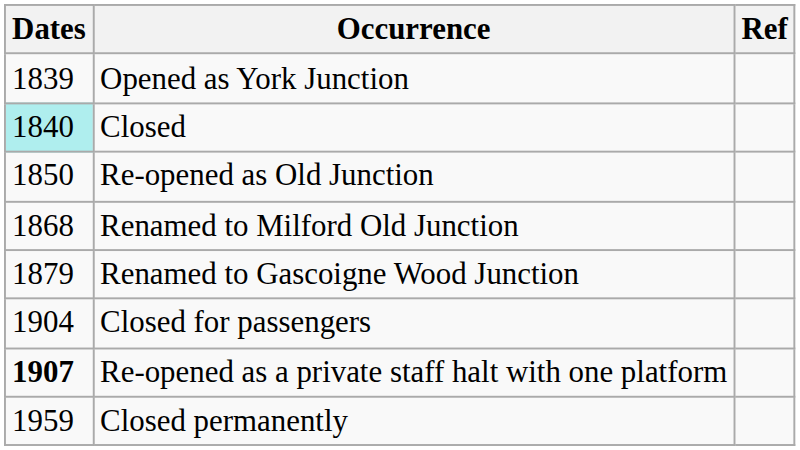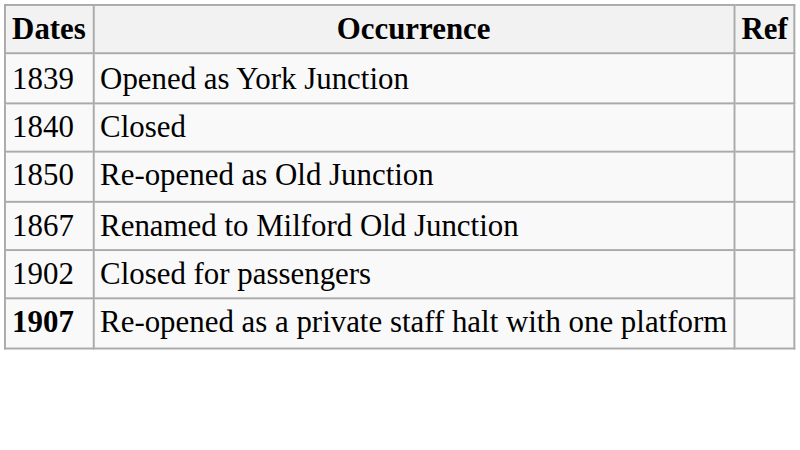(43, 126) paleturquoise background -> (43, 126) no background
(43, 224) 1868 -> (43, 224) 1867
- row: (340, 273)
(43, 322) 1904 -> (43, 273) 1902
- row: (224, 420)
